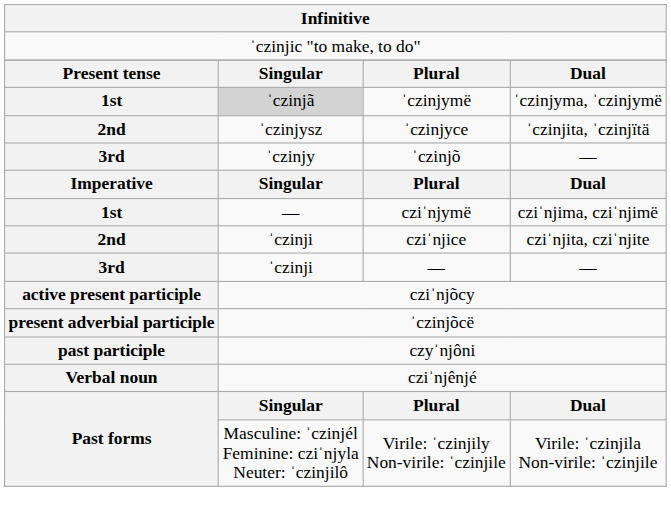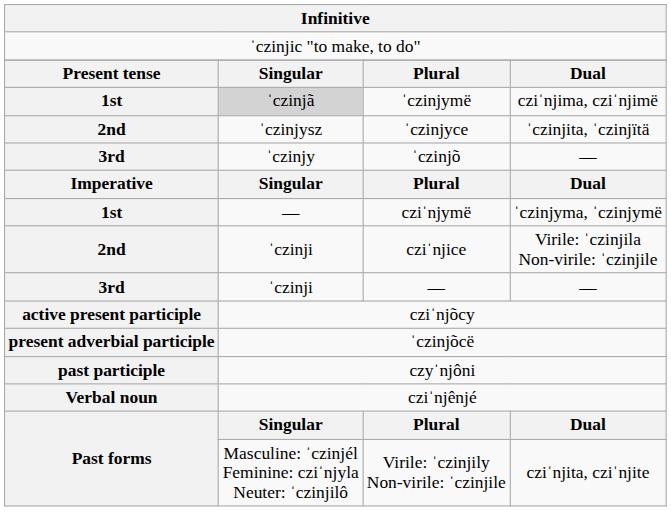(588, 101) ˈczinjyma, ˈczinjymë -> (588, 101) cziˈnjima, cziˈnjimë
(588, 211) cziˈnjima, cziˈnjimë -> (588, 211) ˈczinjyma, ˈczinjymë
(588, 239) cziˈnjita, cziˈnjite -> (588, 249) Virile: ˈczinjila Non-virile: ˈczinjile
(588, 452) Virile: ˈczinjila Non-virile: ˈczinjile -> (588, 472) cziˈnjita, cziˈnjite
